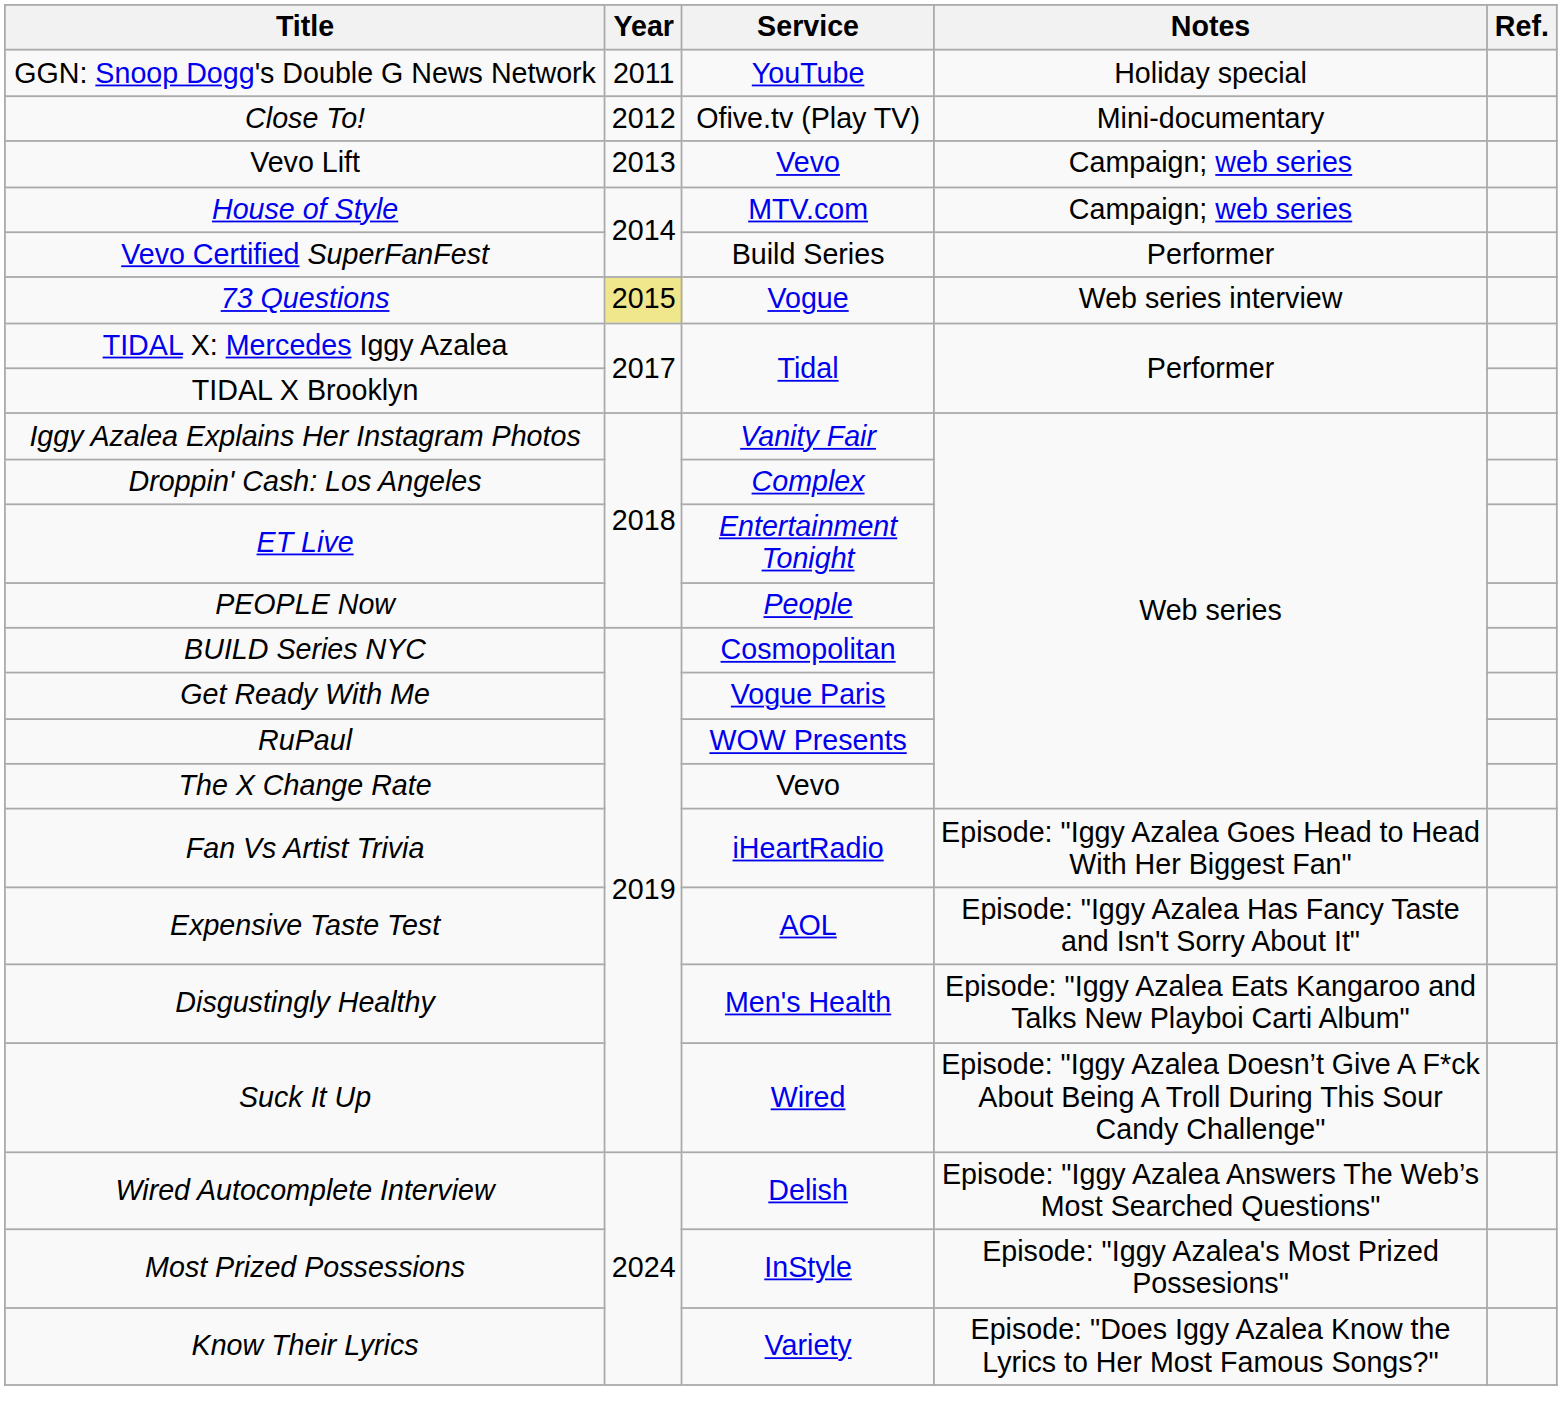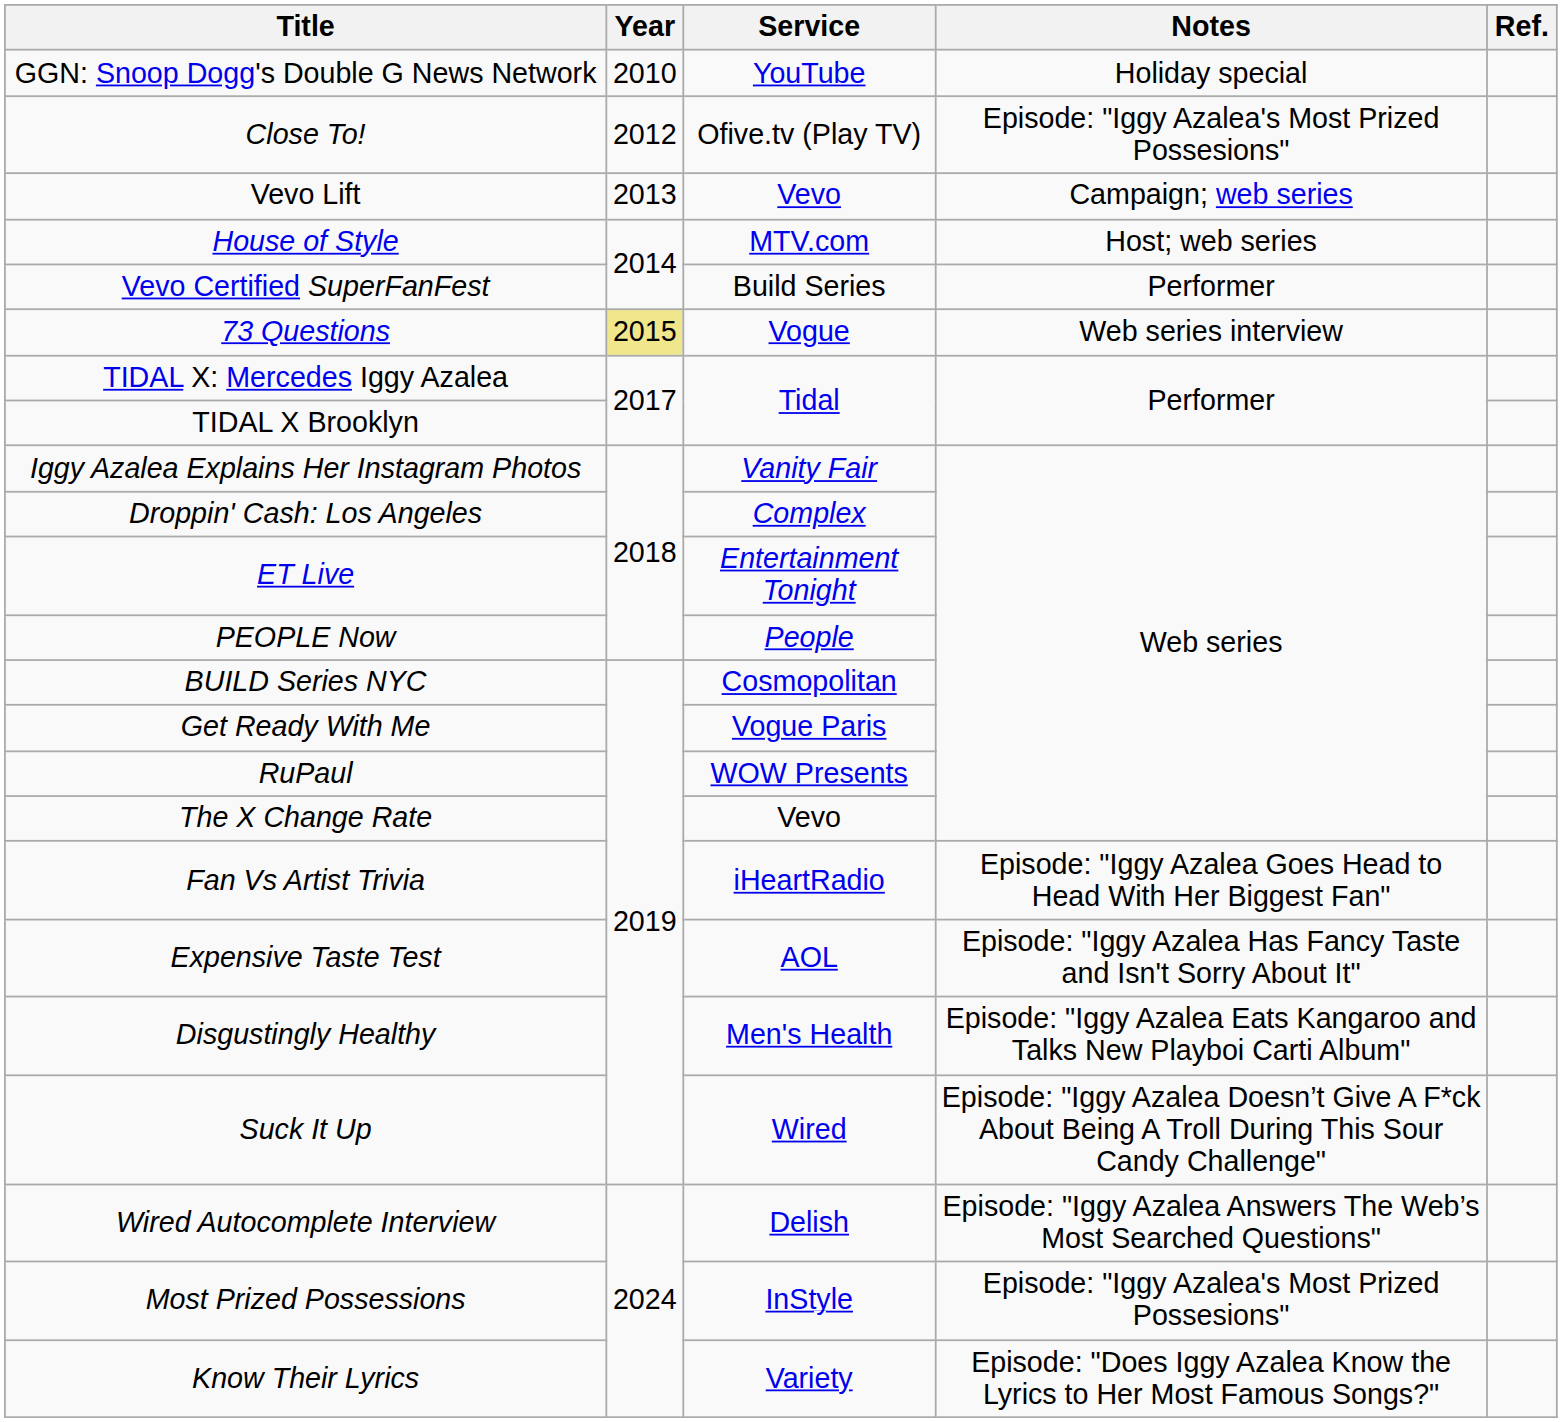(644, 72) 2011 -> (645, 72) 2010
(1211, 118) Mini-documentary -> (1211, 134) Episode: "Iggy Azalea's Most Prized Possesions"
(1211, 208) Campaign; web series -> (1211, 241) Host; web series
